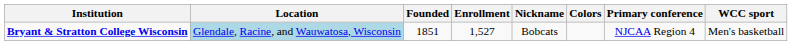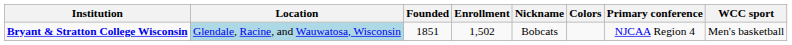(482, 31) 1,527 -> (482, 31) 1,502
